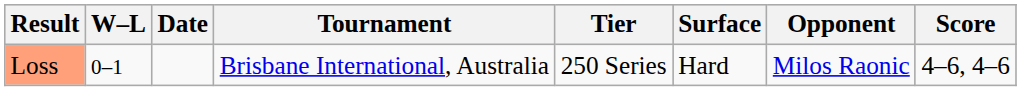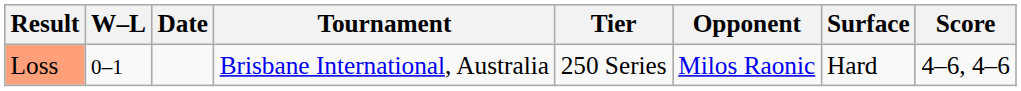columns swapped: (720, 24) <-> (841, 24)
